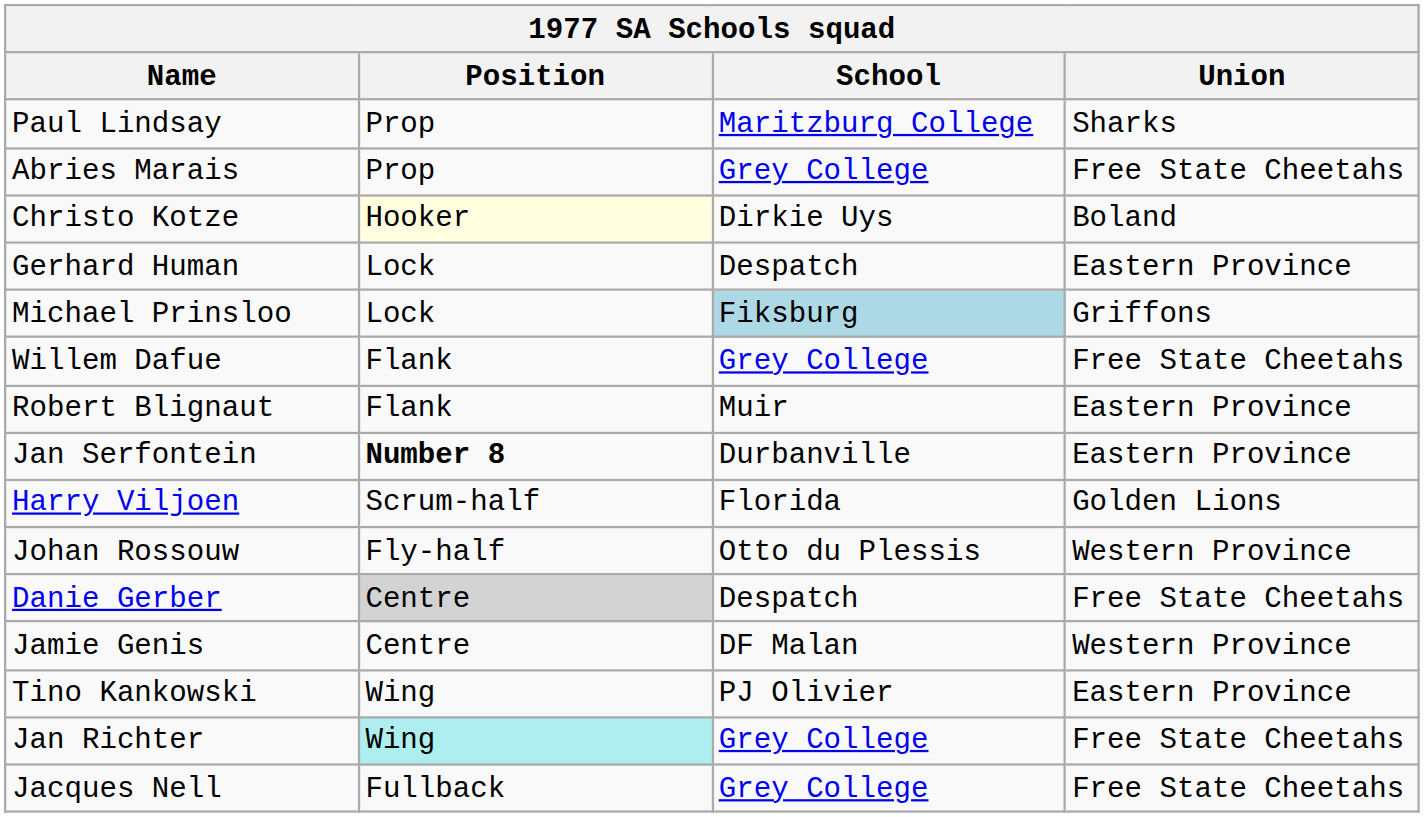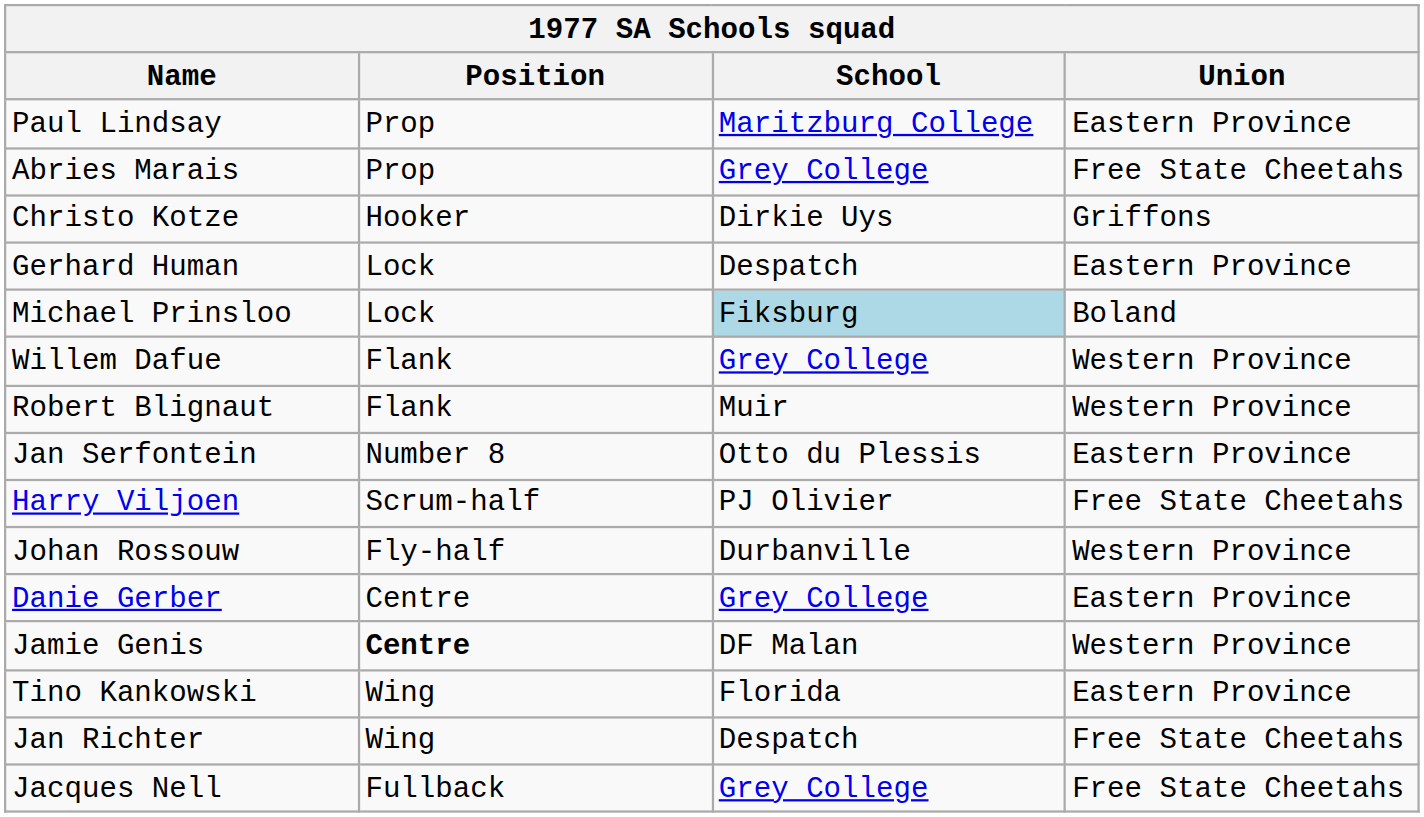(1125, 124) Sharks -> (1212, 124) Eastern Province
(418, 219) lightyellow background -> (418, 219) no background
(1125, 219) Boland -> (1142, 219) Griffons
(1142, 314) Griffons -> (1125, 314) Boland
(1238, 361) Free State Cheetahs -> (1212, 361) Western Province
(1212, 409) Eastern Province -> (1212, 409) Western Province
(435, 456) bold -> (435, 456) normal
(815, 456) Durbanville -> (850, 456) Otto du Plessis
(780, 503) Florida -> (806, 503) PJ Olivier
(1177, 503) Golden Lions -> (1238, 503) Free State Cheetahs
(850, 551) Otto du Plessis -> (815, 551) Durbanville
(418, 598) lightgrey background -> (418, 598) no background
(789, 598) Despatch -> (824, 598) Grey College
(1238, 598) Free State Cheetahs -> (1212, 598) Eastern Province
(418, 646) normal -> (418, 646) bold
(806, 693) PJ Olivier -> (780, 693) Florida
(400, 741) paleturquoise background -> (400, 741) no background
(824, 741) Grey College -> (789, 741) Despatch
